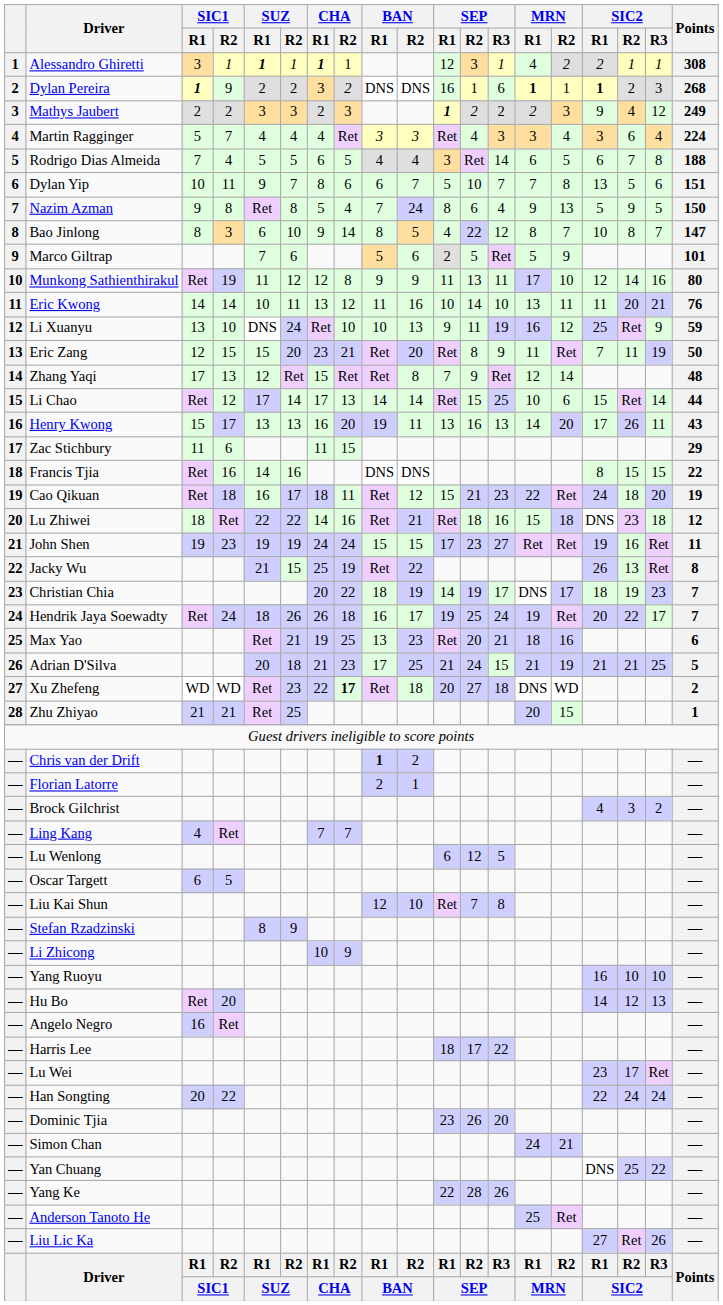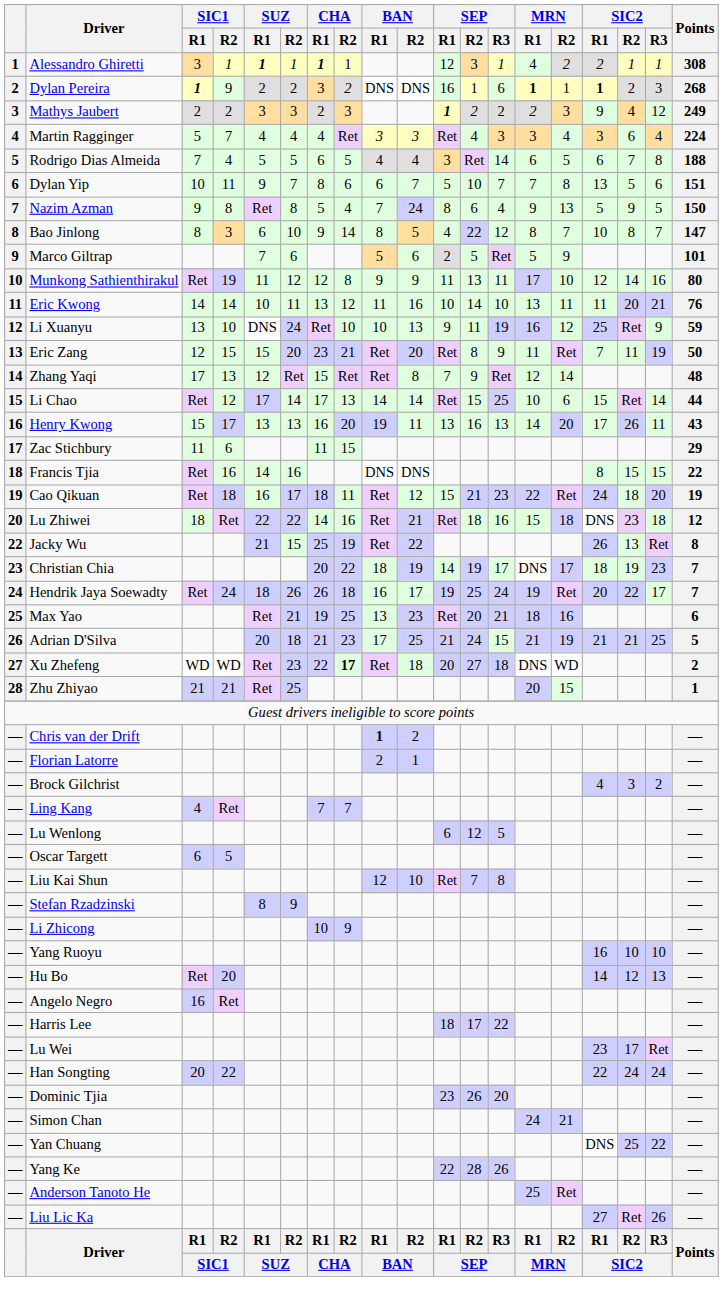- row: (60, 544)
